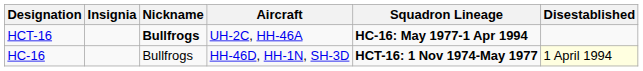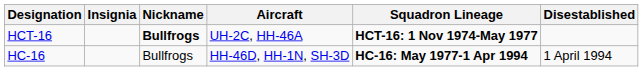(442, 35) HC-16: May 1977-1 Apr 1994 -> (446, 35) HCT-16: 1 Nov 1974-May 1977
(446, 55) HCT-16: 1 Nov 1974-May 1977 -> (442, 55) HC-16: May 1977-1 Apr 1994
(578, 55) lightyellow background -> (578, 55) no background
